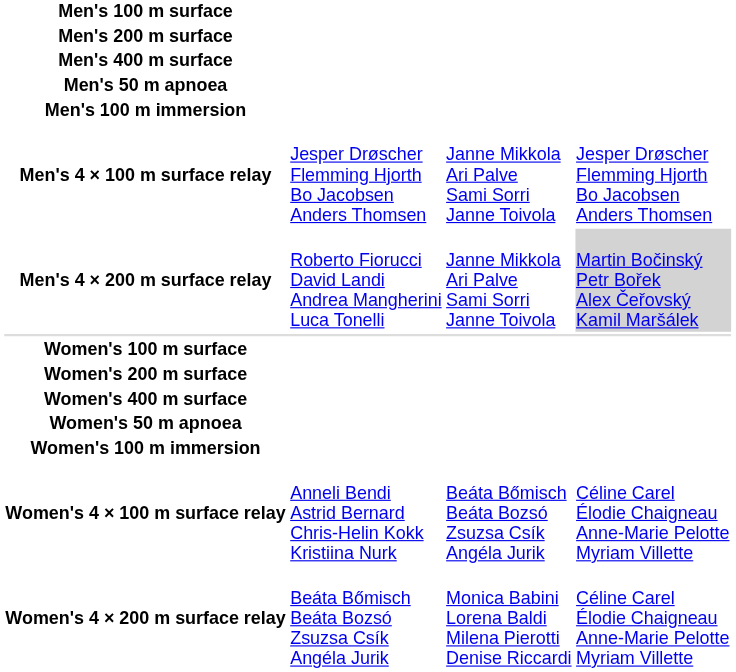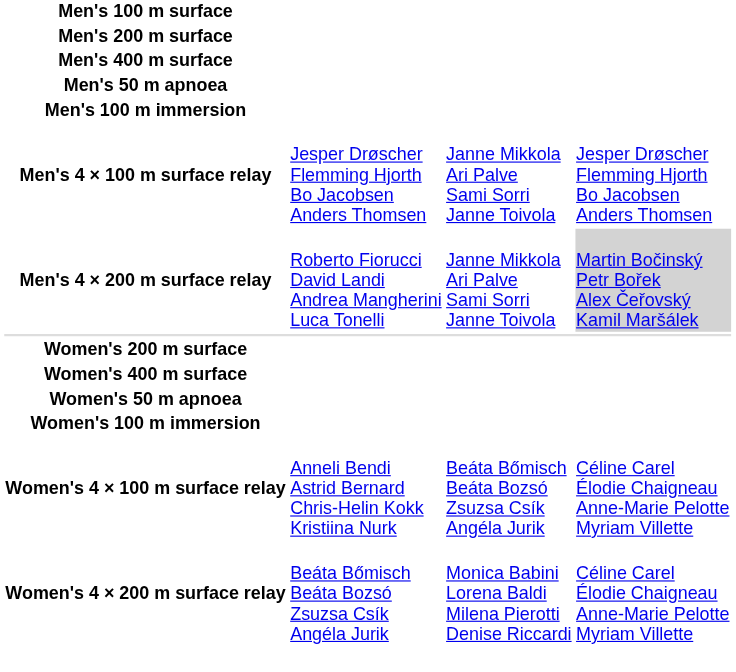- row: (146, 349)
